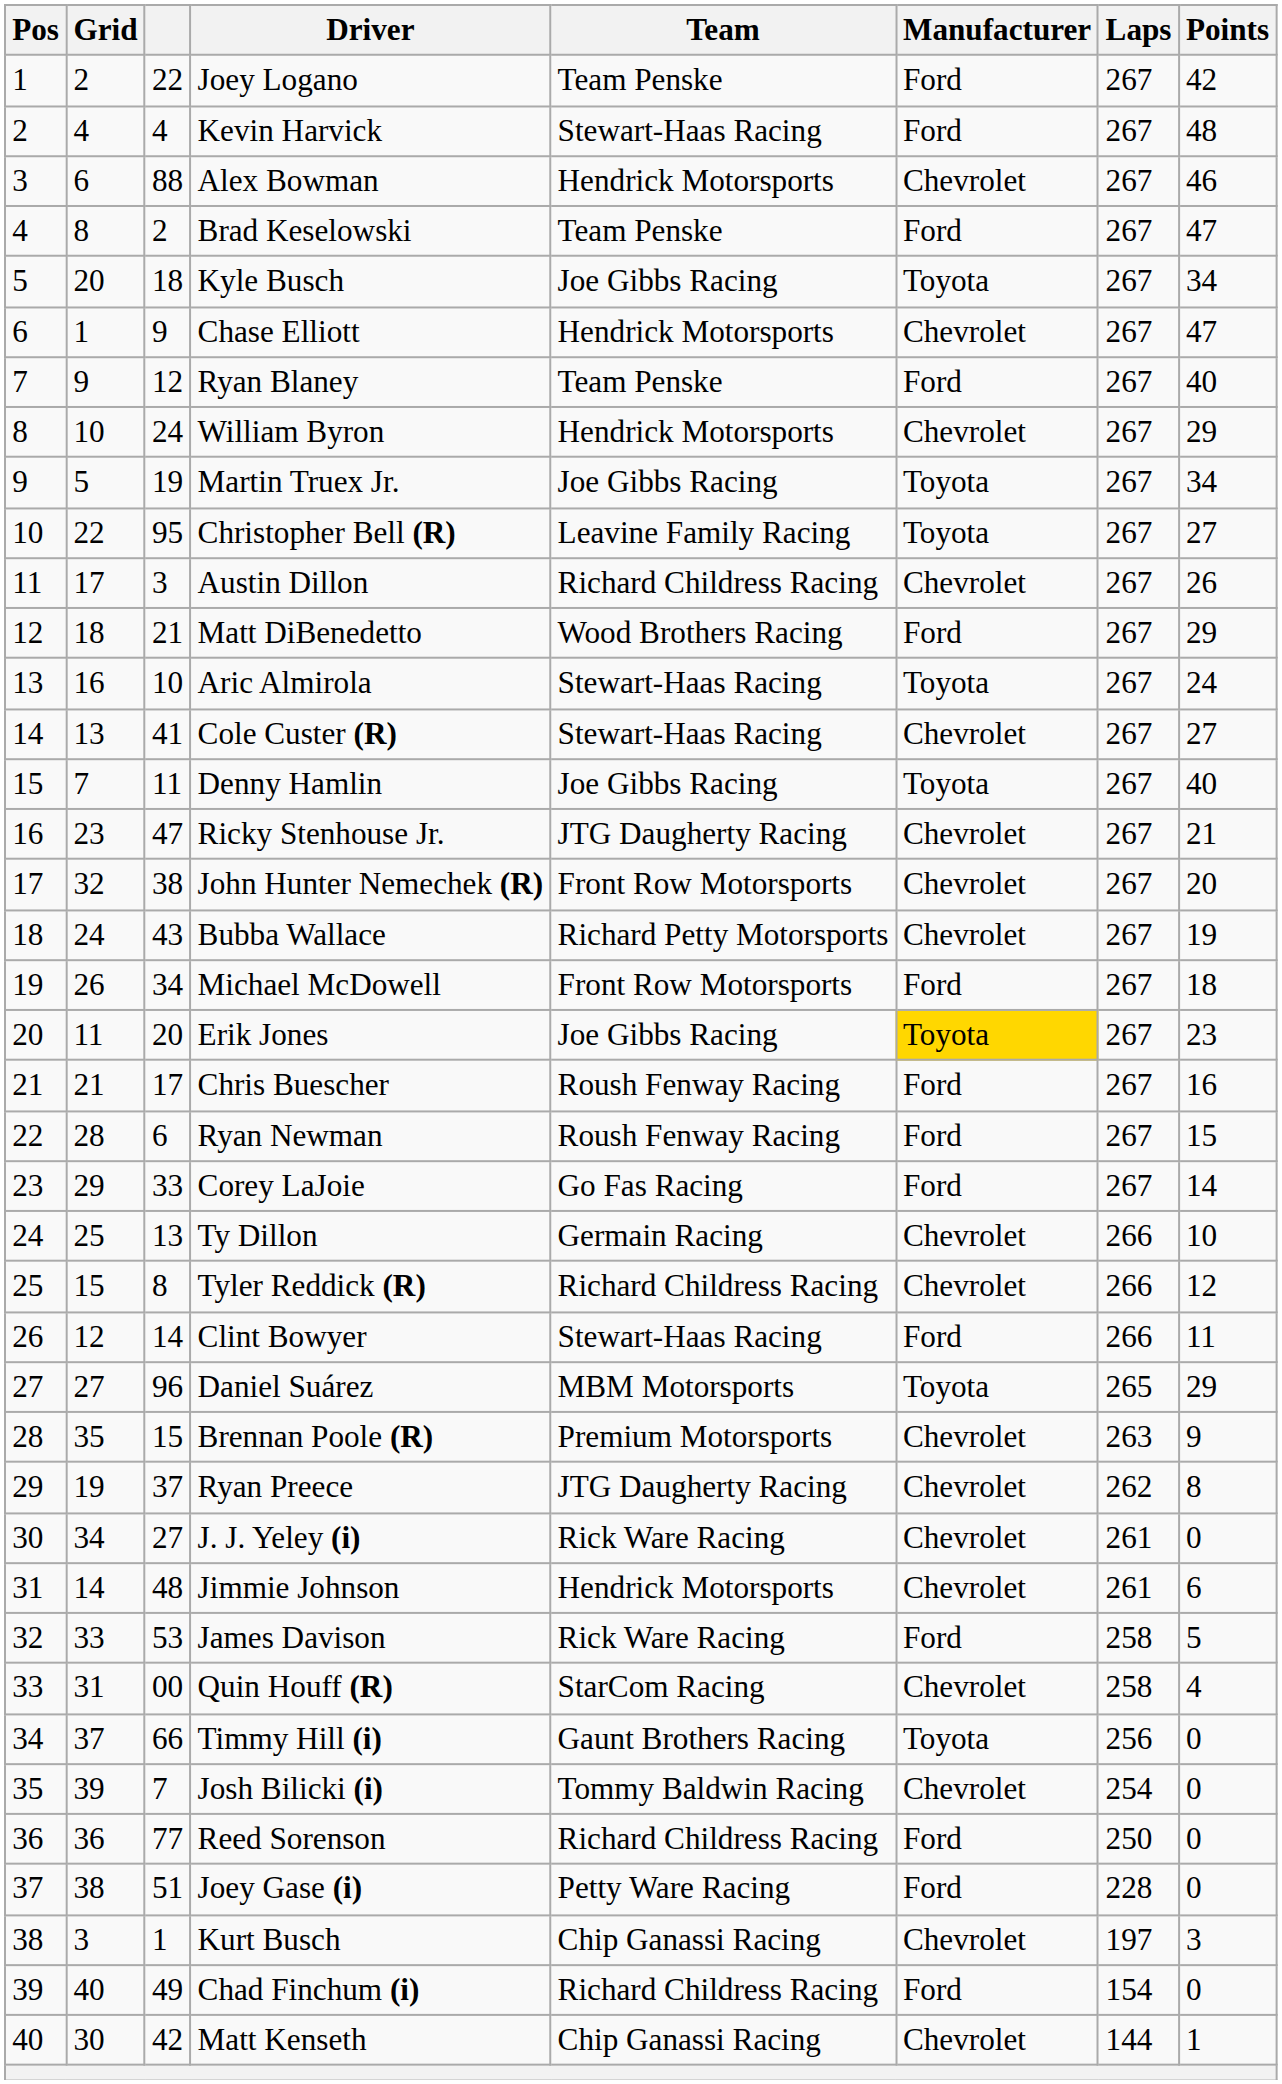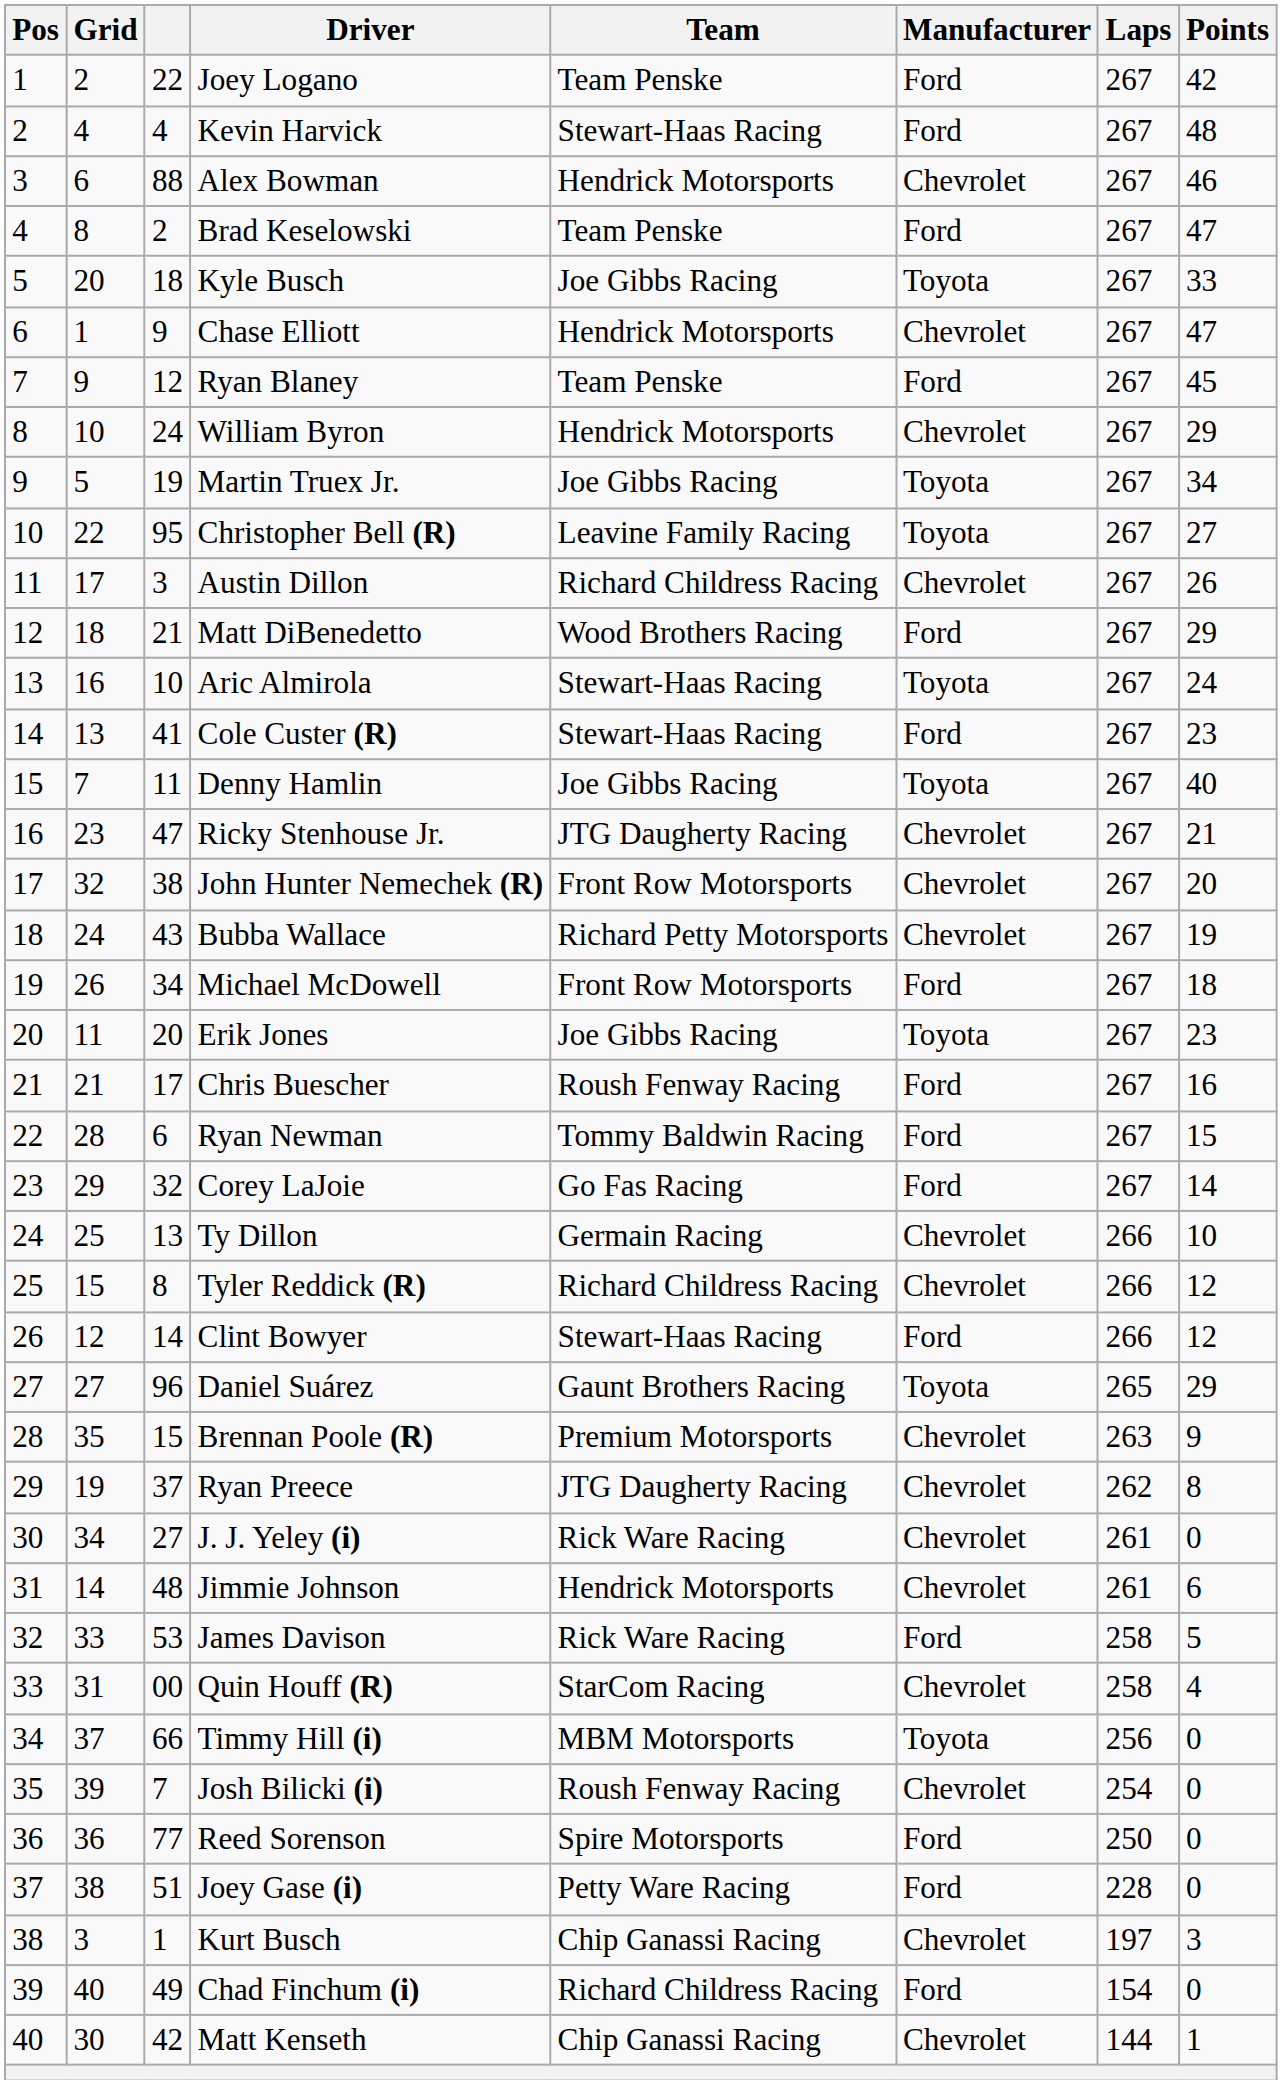(1202, 280) 34 -> (1202, 280) 33
(1202, 381) 40 -> (1202, 381) 45
(964, 732) Chevrolet -> (932, 732) Ford
(1202, 732) 27 -> (1202, 732) 23
(946, 1034) gold background -> (946, 1034) no background
(699, 1134) Roush Fenway Racing -> (711, 1134) Tommy Baldwin Racing
(168, 1184) 33 -> (168, 1184) 32
(1201, 1335) 11 -> (1202, 1335) 12
(676, 1385) MBM Motorsports -> (701, 1385) Gaunt Brothers Racing
(701, 1737) Gaunt Brothers Racing -> (676, 1737) MBM Motorsports
(711, 1787) Tommy Baldwin Racing -> (699, 1787) Roush Fenway Racing
(718, 1838) Richard Childress Racing -> (671, 1838) Spire Motorsports
